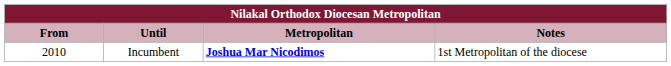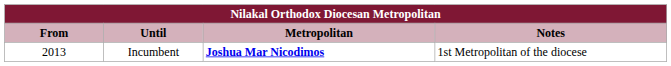(54, 52) 2010 -> (54, 52) 2013
